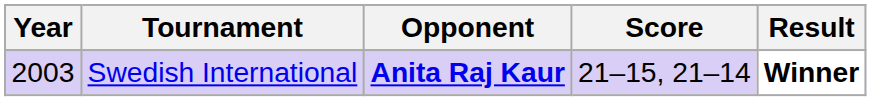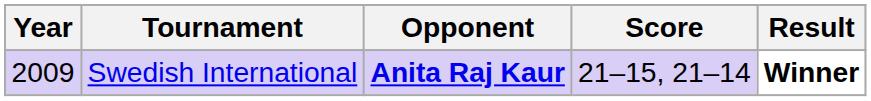(43, 72) 2003 -> (43, 72) 2009
